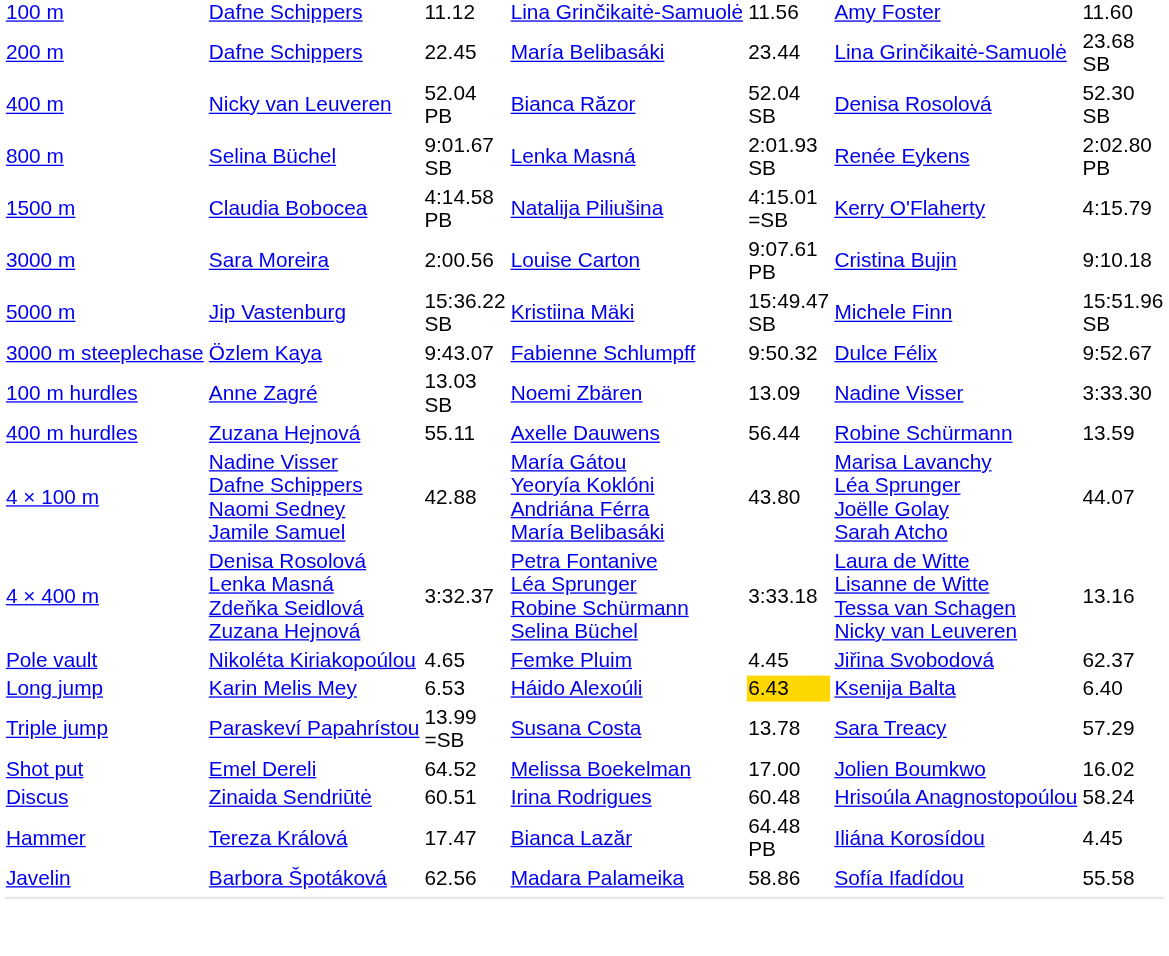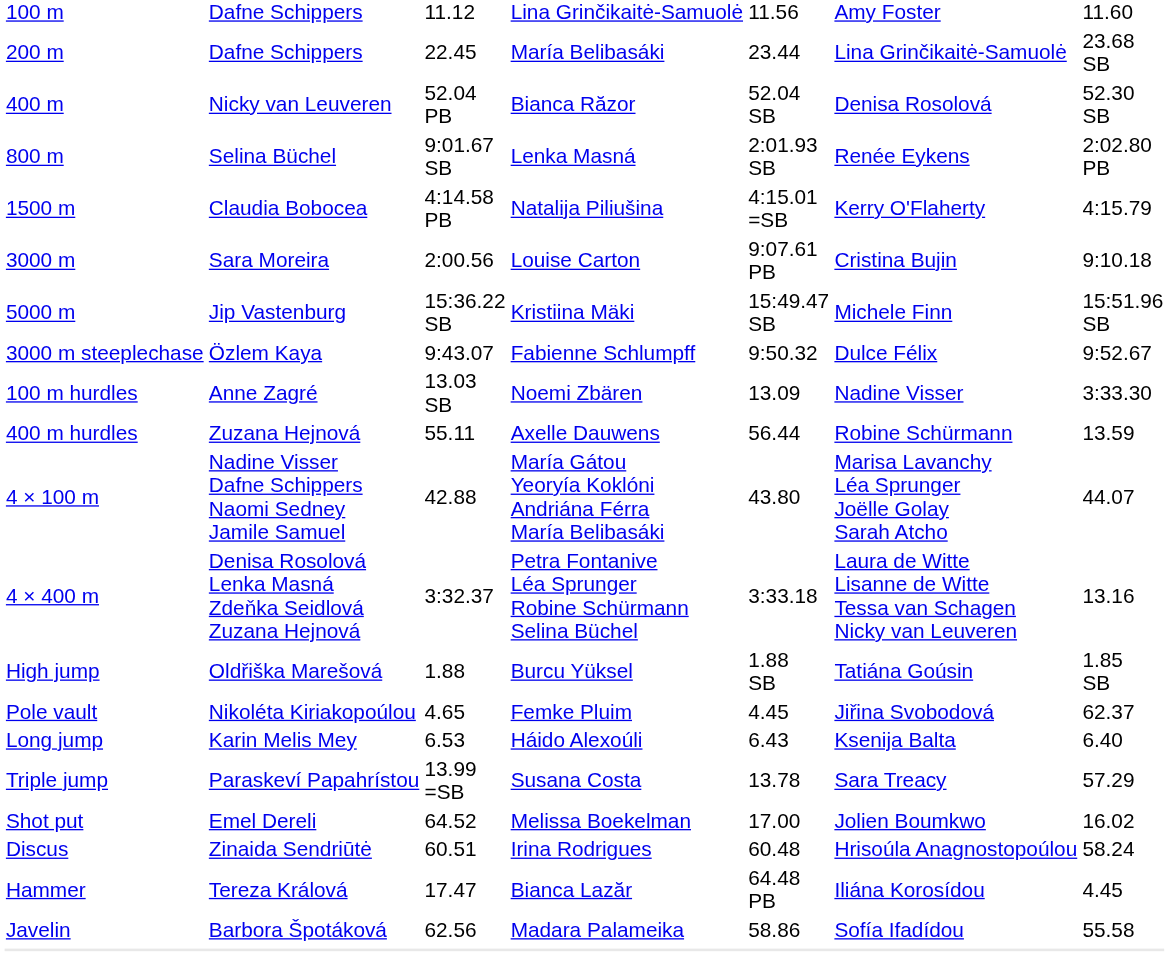+ row: (53, 671)
(768, 688) gold background -> (768, 740) no background
